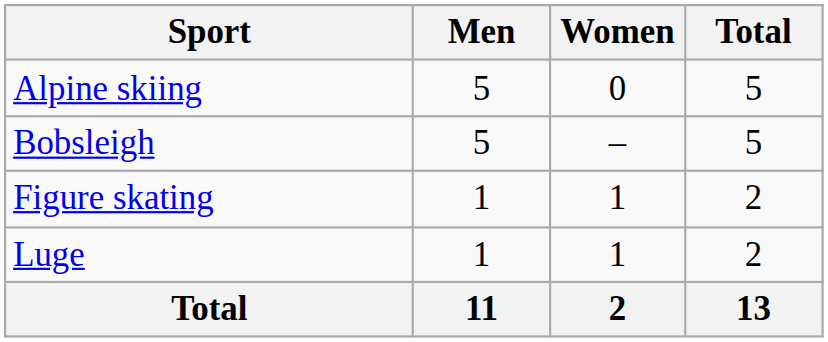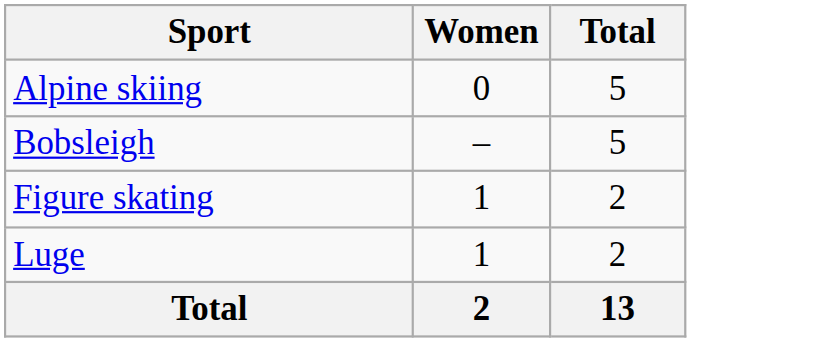- column: (482, 32)
